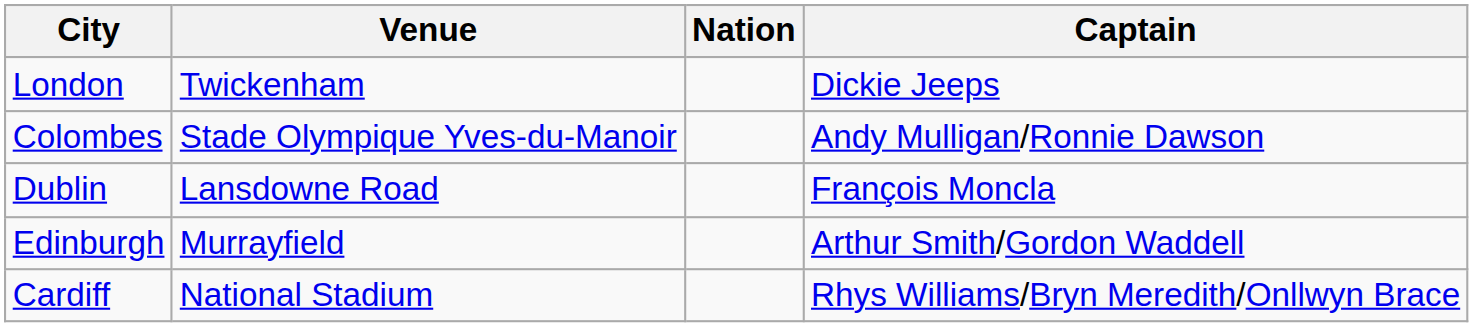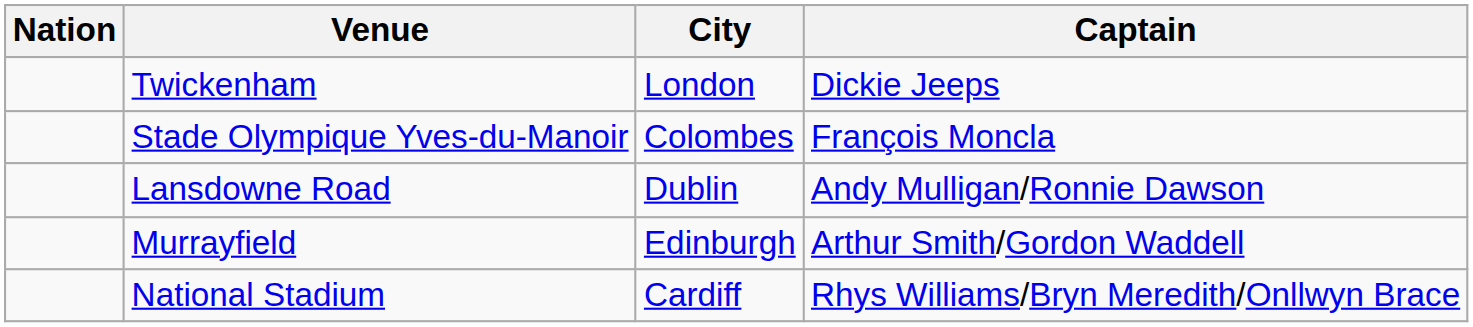columns swapped: (744, 30) <-> (89, 30)
(1038, 136) Andy Mulligan/Ronnie Dawson -> (933, 136) François Moncla
(933, 189) François Moncla -> (1038, 189) Andy Mulligan/Ronnie Dawson
